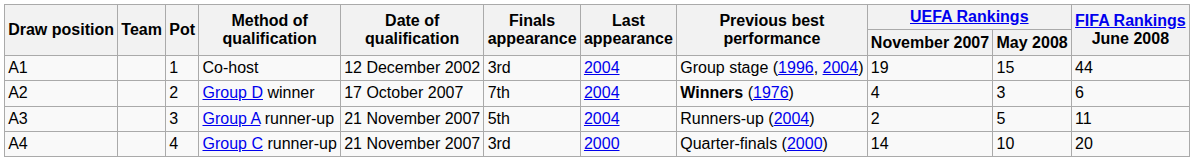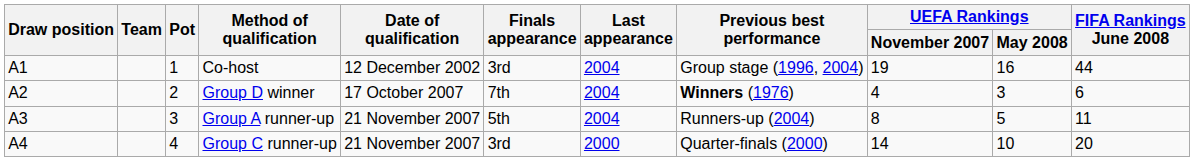(1005, 67) 15 -> (1005, 67) 16
(875, 118) 2 -> (875, 118) 8
